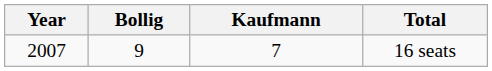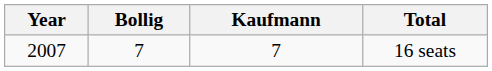(139, 50) 9 -> (139, 50) 7
